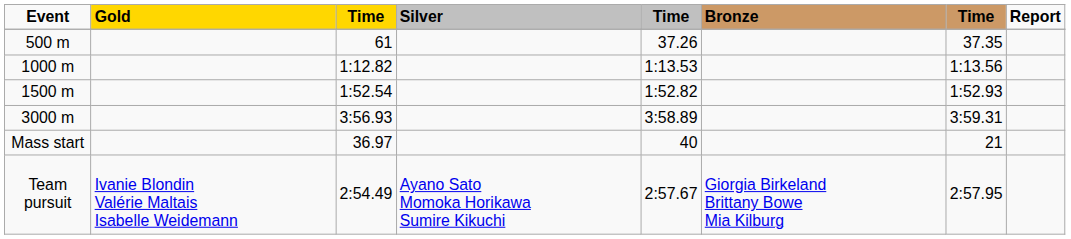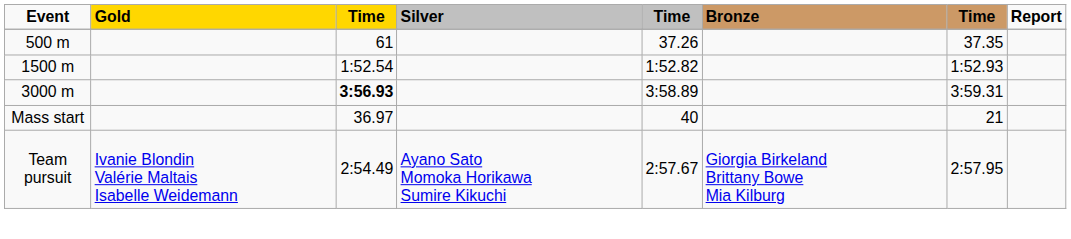- row: (48, 67)
(366, 117) normal -> (366, 92) bold
